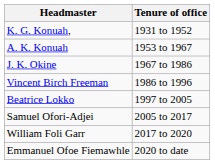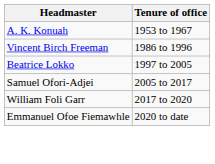- row: (39, 30)
- row: (32, 64)
